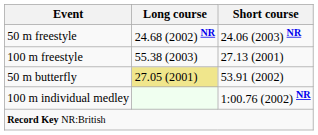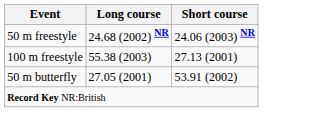(166, 77) khaki background -> (120, 77) no background
- row: (68, 98)
